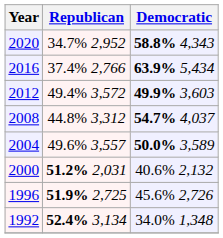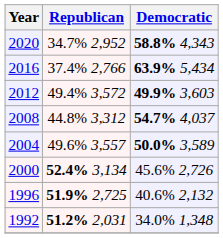(86, 169) 51.2% 2,031 -> (86, 169) 52.4% 3,134
(174, 169) 40.6% 2,132 -> (174, 169) 45.6% 2,726
(174, 194) 45.6% 2,726 -> (174, 194) 40.6% 2,132
(86, 220) 52.4% 3,134 -> (86, 220) 51.2% 2,031
